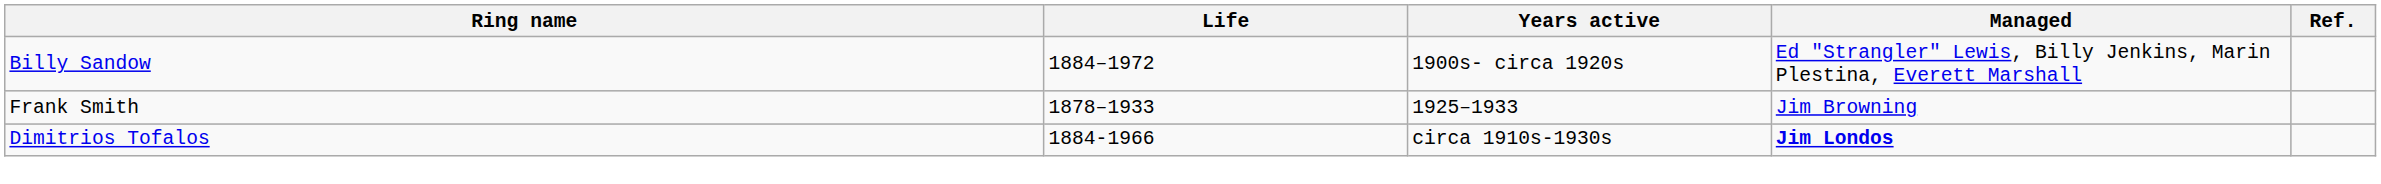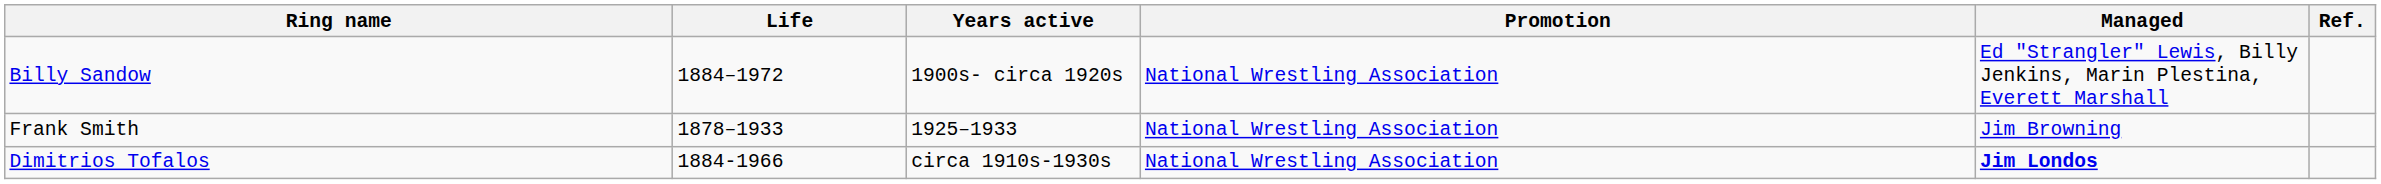+ column: (1558, 21)
